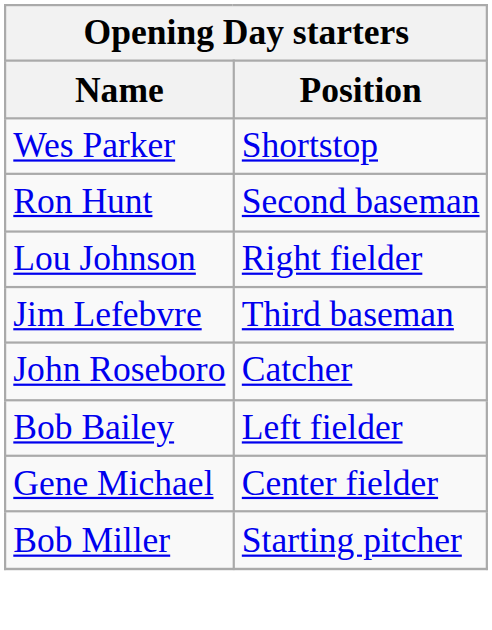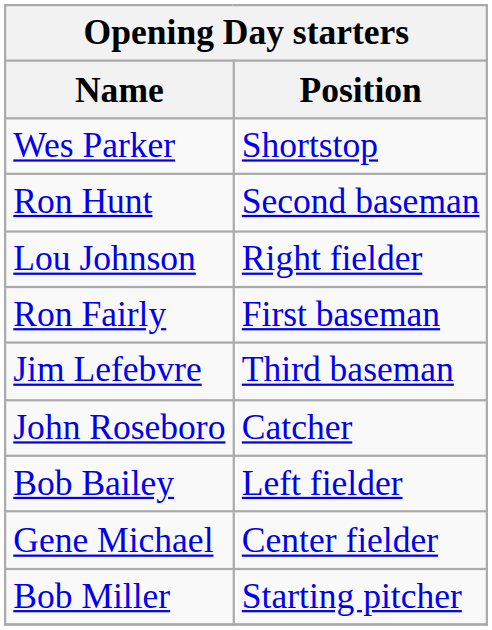+ row: (90, 314)
